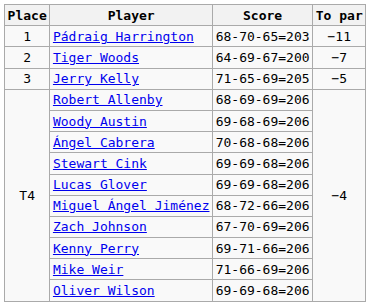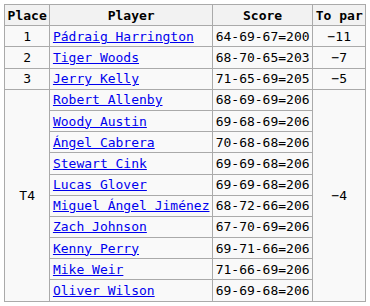(263, 36) 68-70-65=203 -> (263, 36) 64-69-67=200
(263, 57) 64-69-67=200 -> (263, 57) 68-70-65=203
